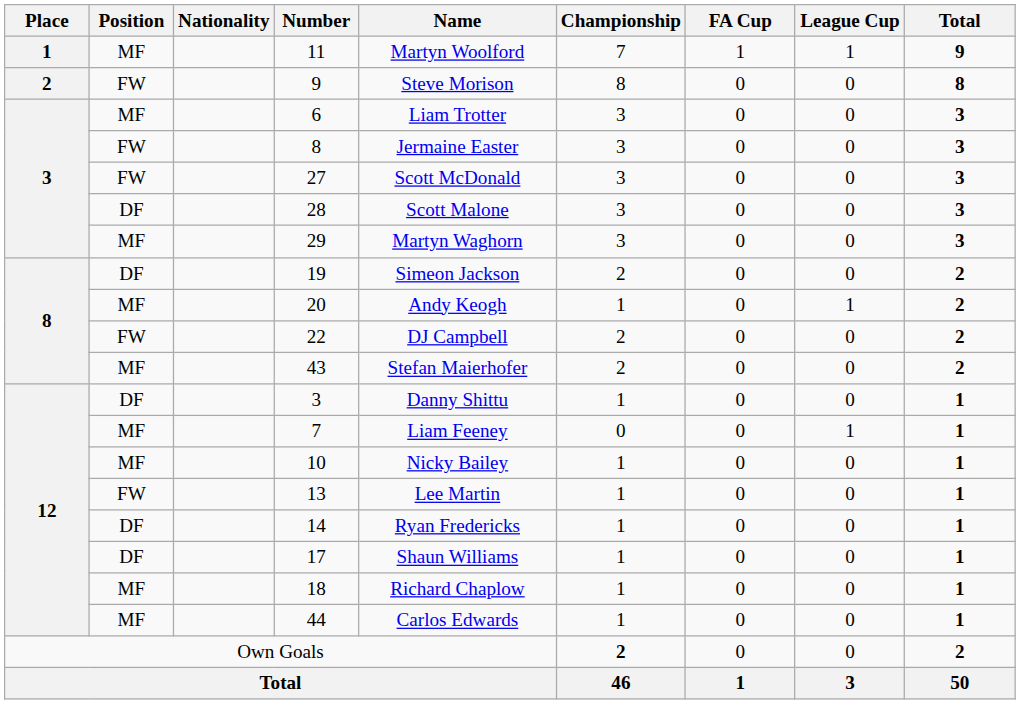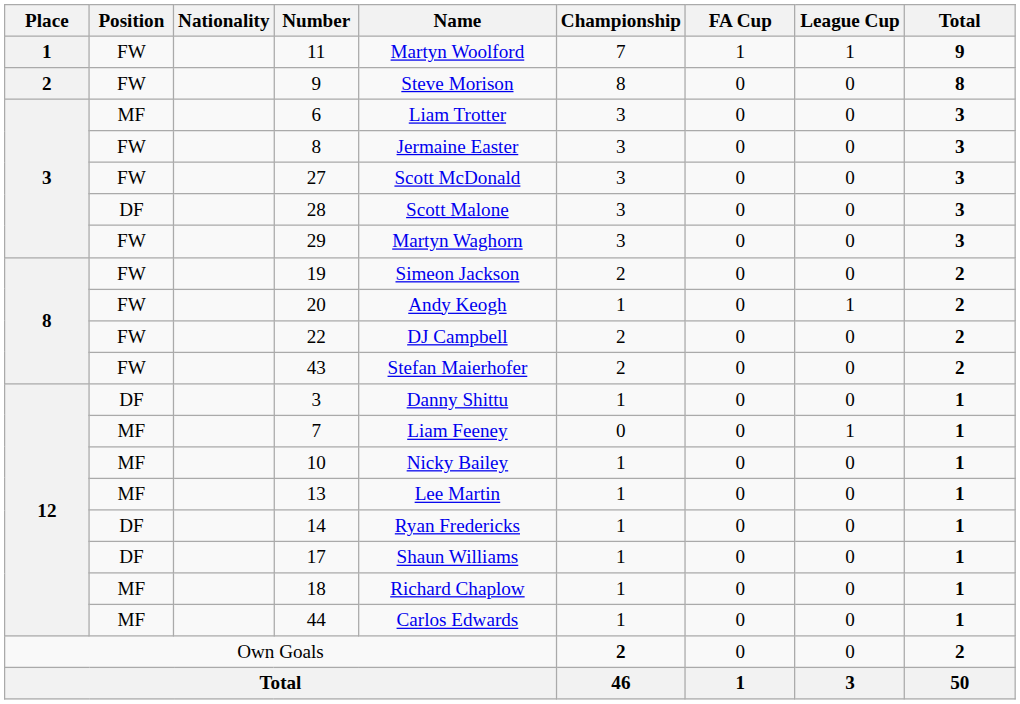(131, 52) MF -> (131, 52) FW
(131, 241) MF -> (131, 241) FW
(131, 273) DF -> (131, 273) FW
(131, 304) MF -> (131, 304) FW
(131, 367) MF -> (131, 367) FW
(131, 494) FW -> (131, 494) MF
